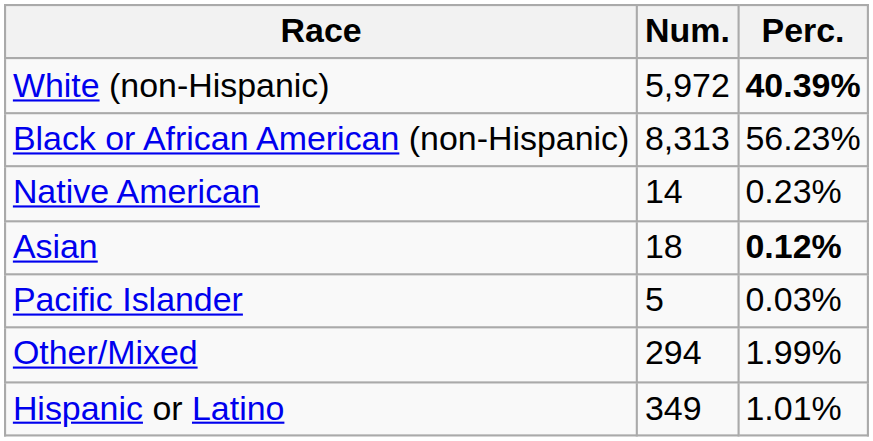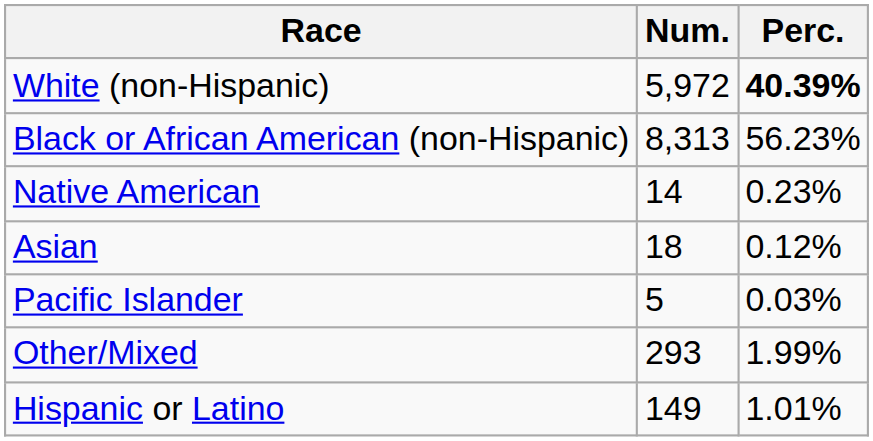(794, 246) bold -> (794, 246) normal
(673, 354) 294 -> (673, 354) 293
(673, 407) 349 -> (673, 407) 149
